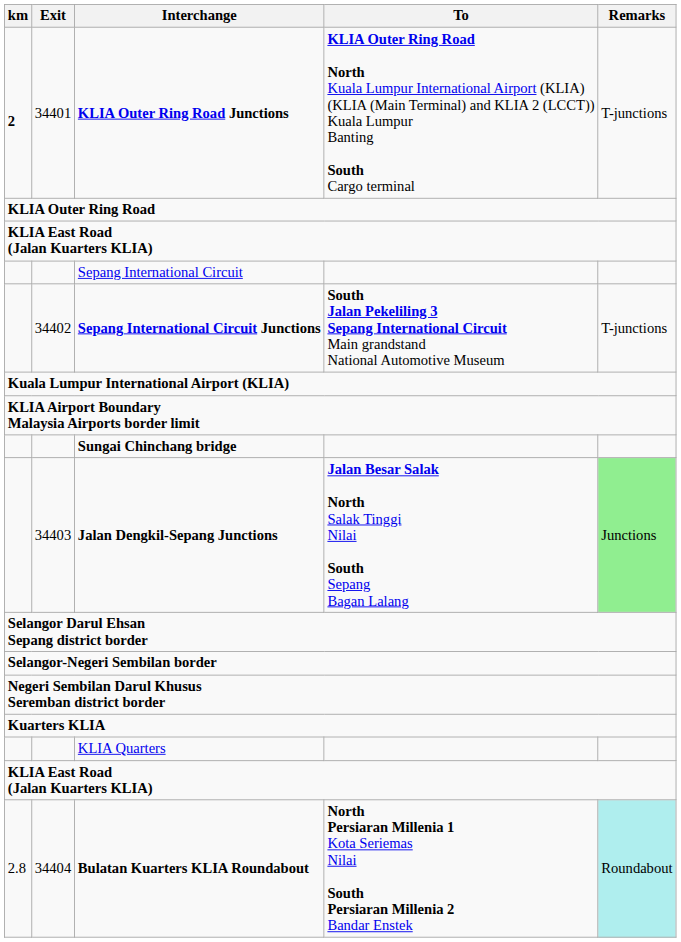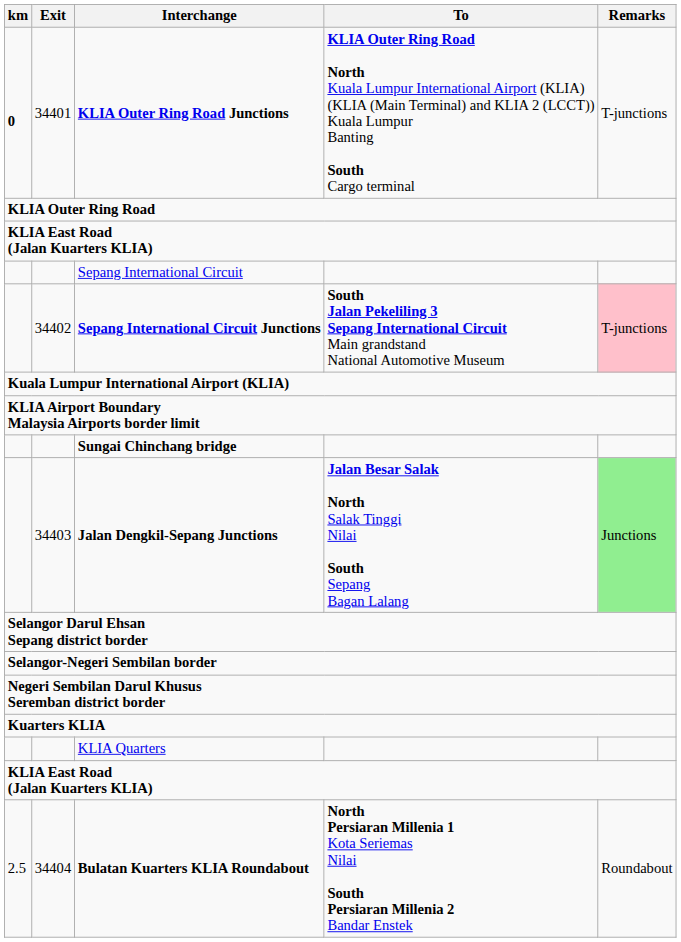(11, 121) 2 -> (11, 121) 0
(634, 328) no background -> (634, 328) pink background
(17, 868) 2.8 -> (17, 868) 2.5
(637, 868) paleturquoise background -> (637, 868) no background
